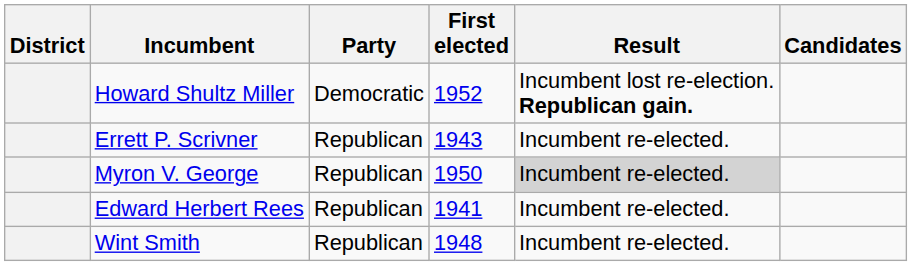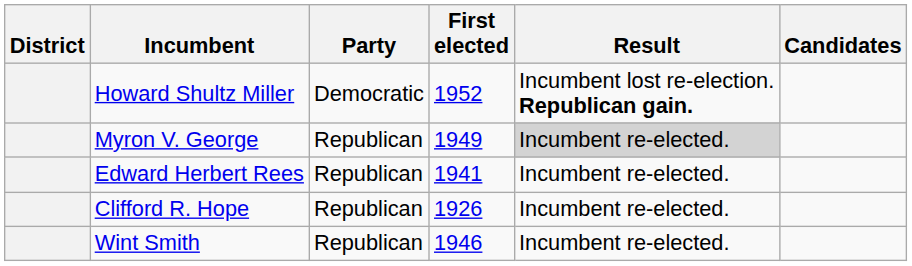- row: (176, 139)
(458, 174) 1950 -> (458, 139) 1949
+ row: (172, 208)
(458, 243) 1948 -> (458, 243) 1946
